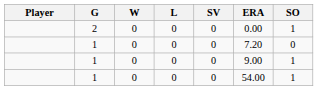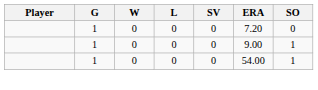- row: (40, 29)
